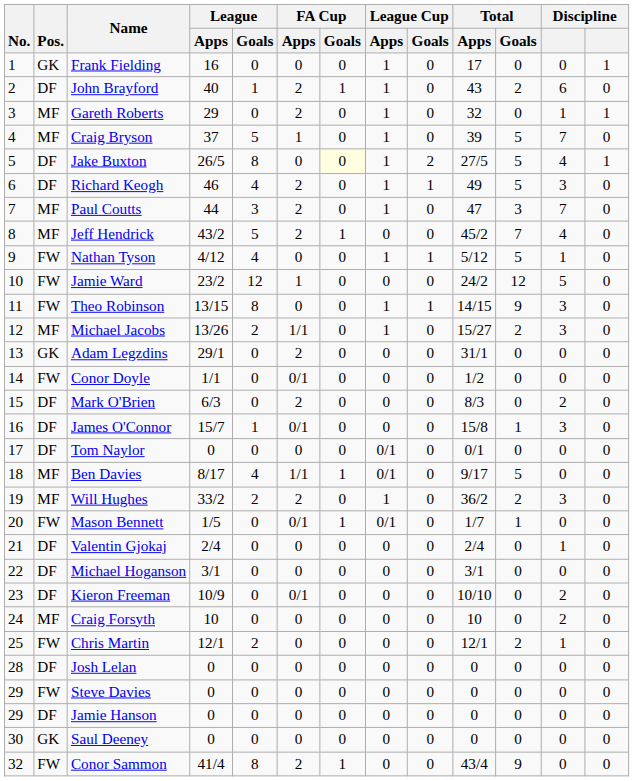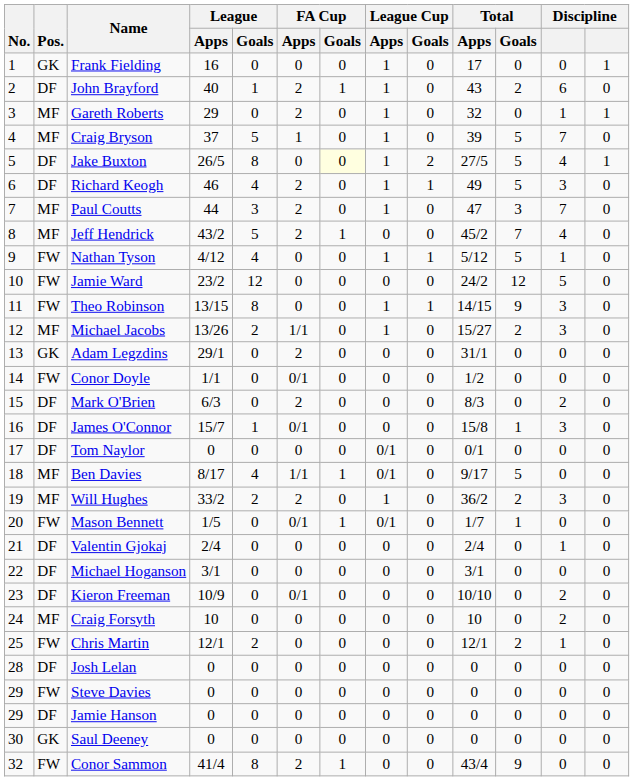(299, 281) 1 -> (299, 281) 0
